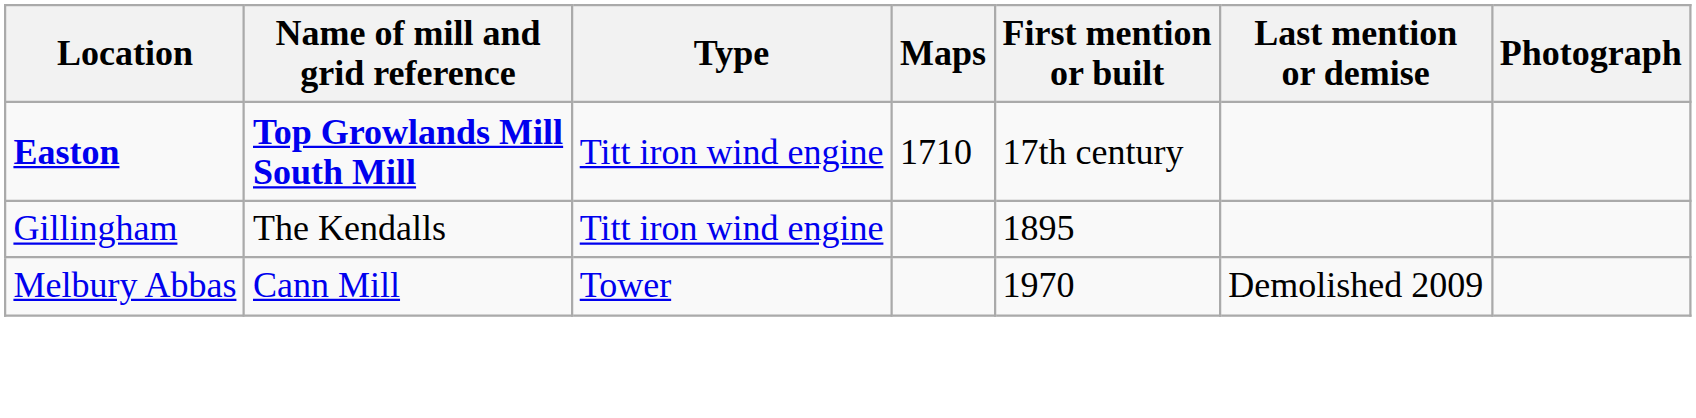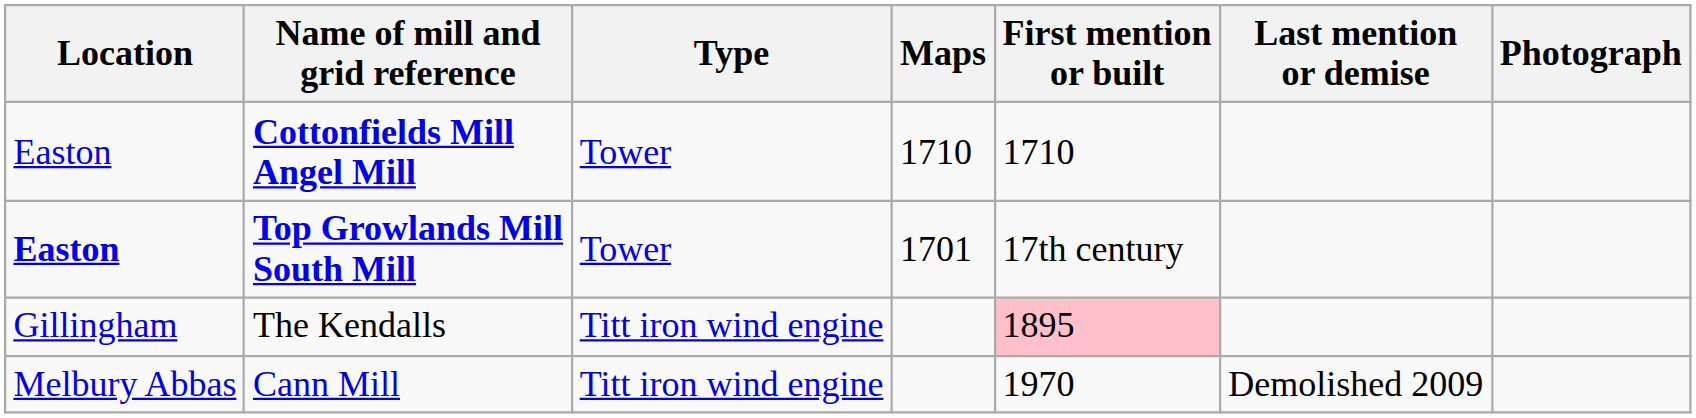+ row: (384, 150)
(732, 150) Titt iron wind engine -> (625, 248) Tower
(936, 150) 1710 -> (936, 248) 1701
(1039, 228) no background -> (1039, 325) pink background
(625, 285) Tower -> (732, 382) Titt iron wind engine
